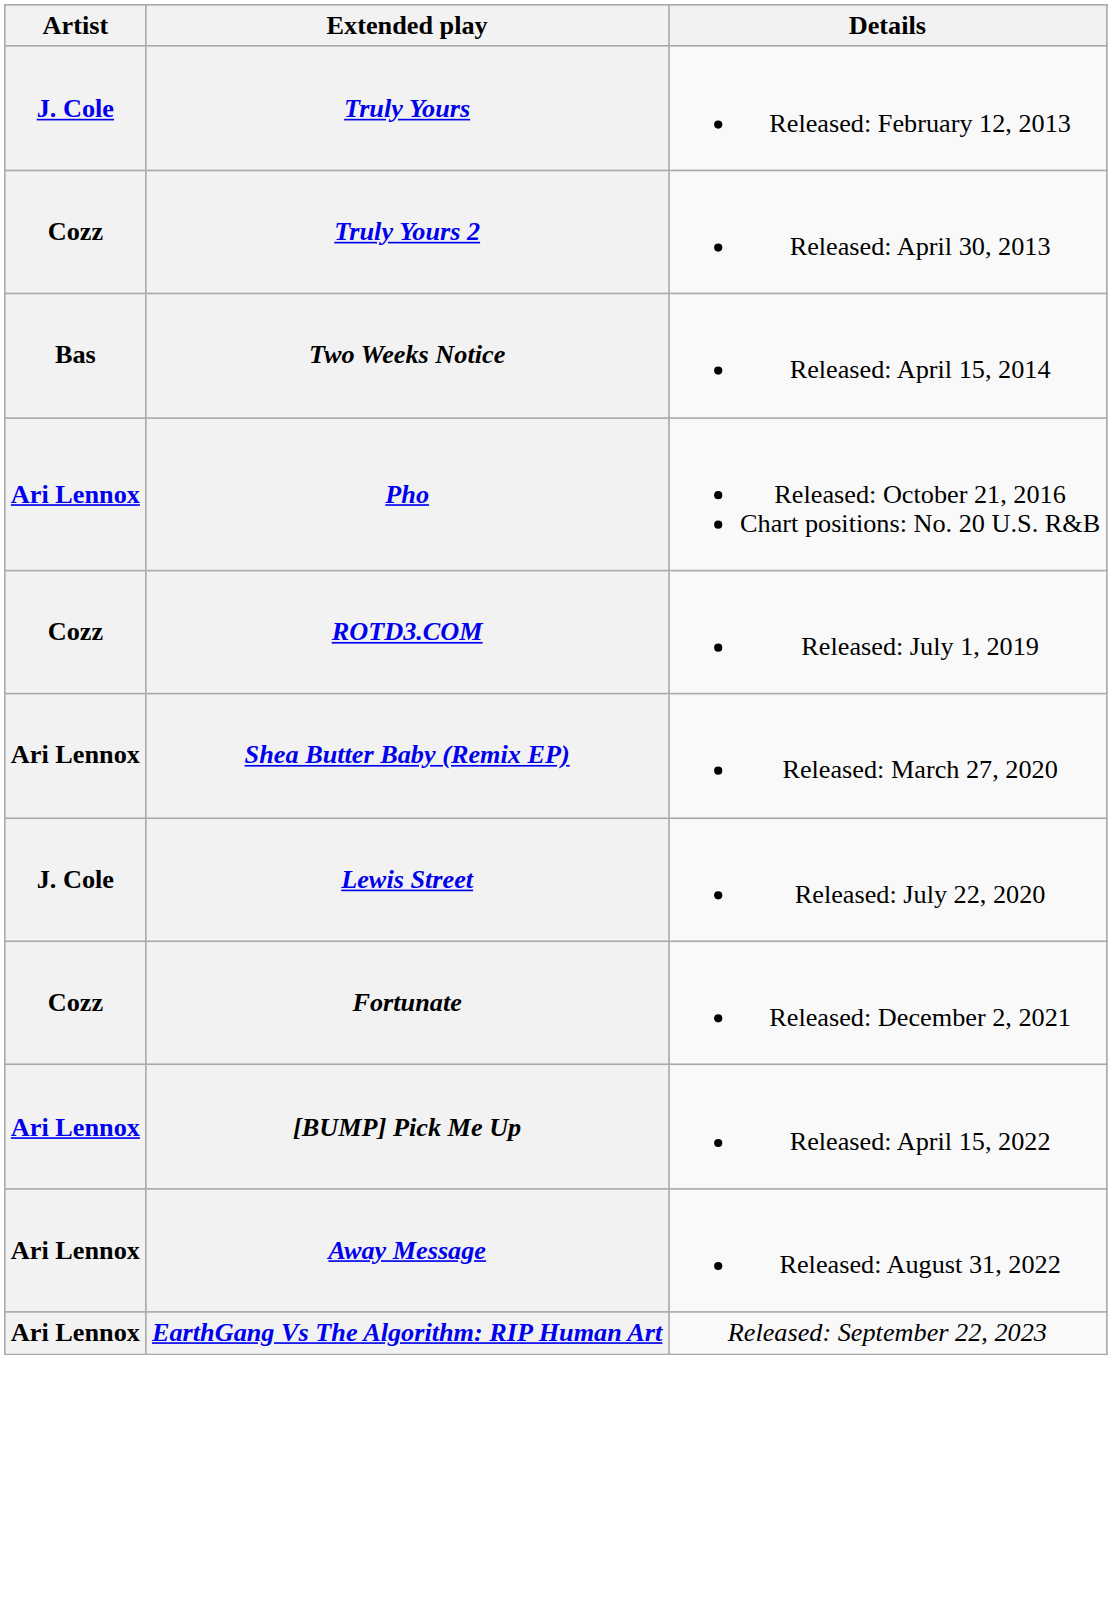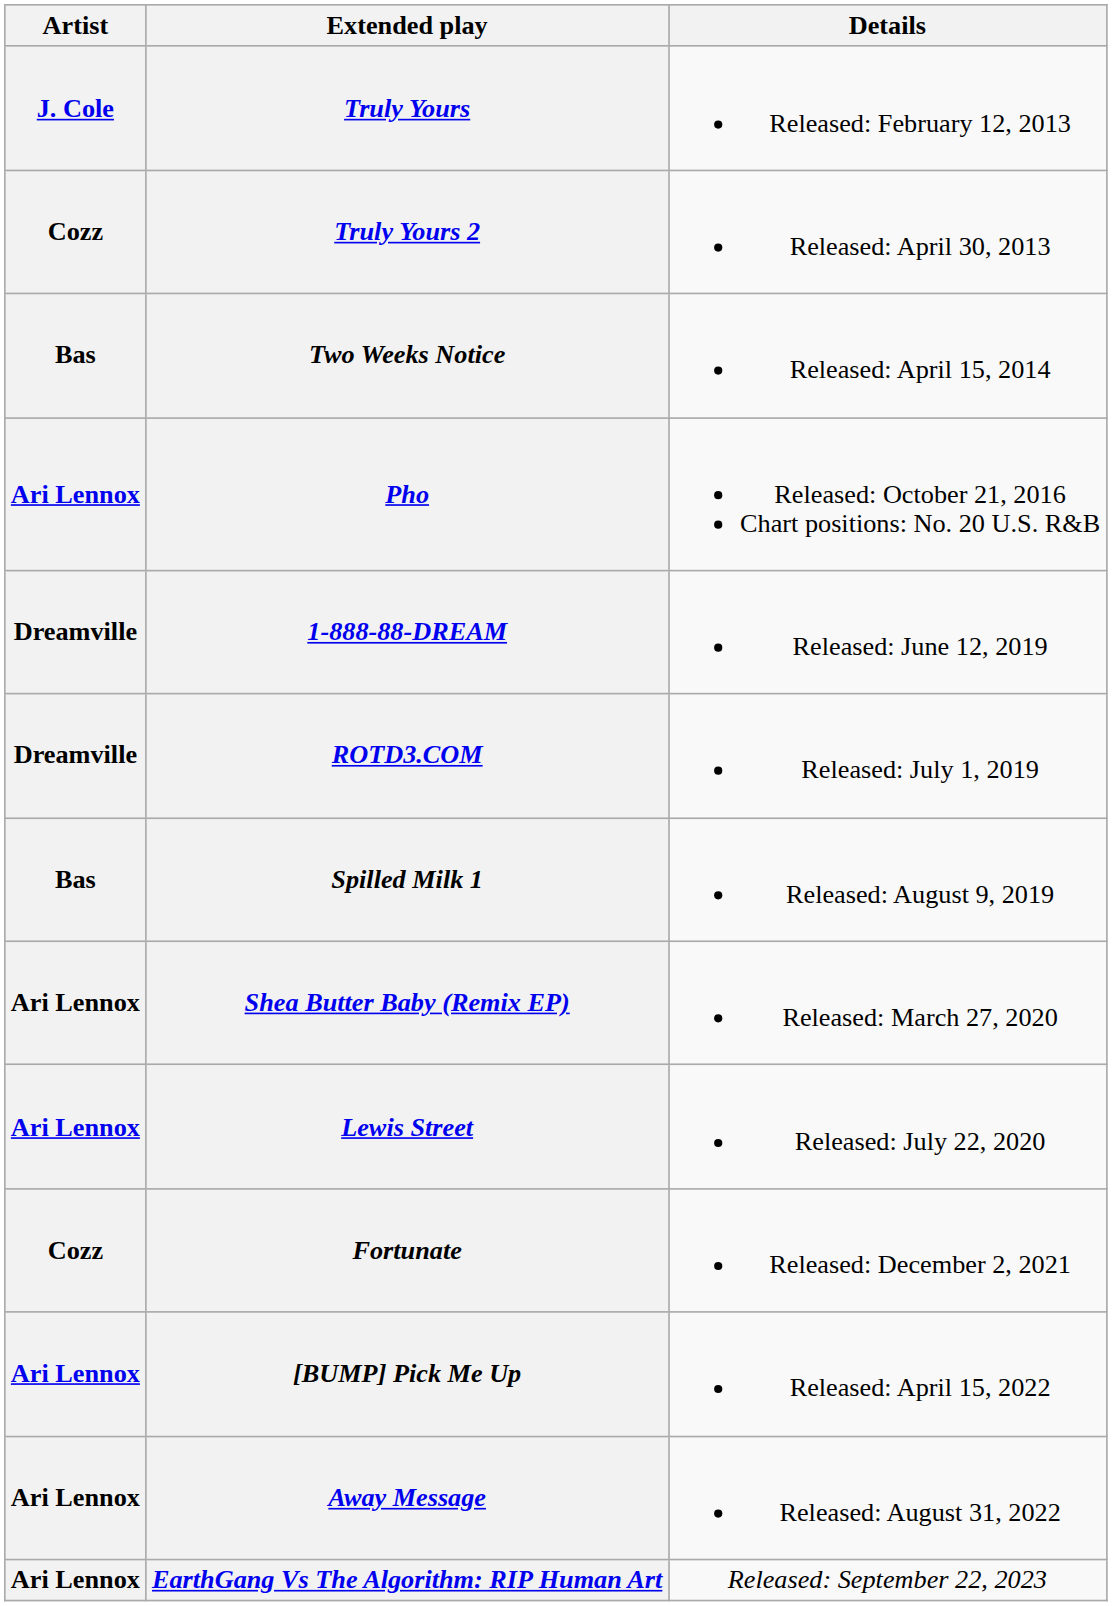+ row: (407, 631)
(75, 631) Cozz -> (75, 755) Dreamville
+ row: (407, 879)
(75, 879) J. Cole -> (75, 1126) Ari Lennox
